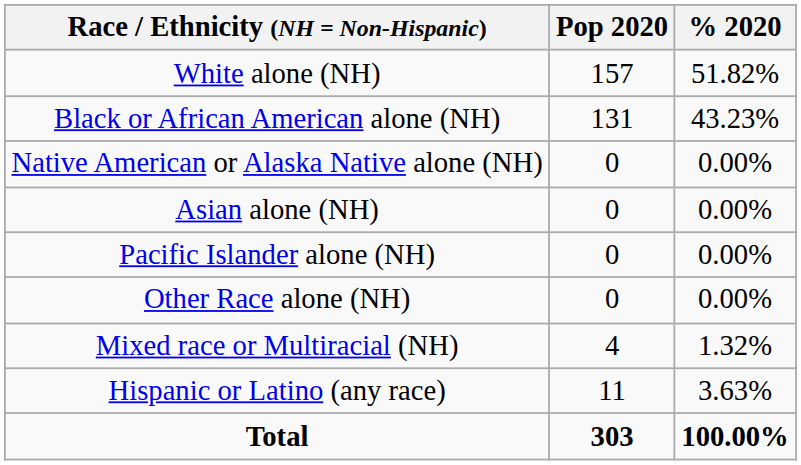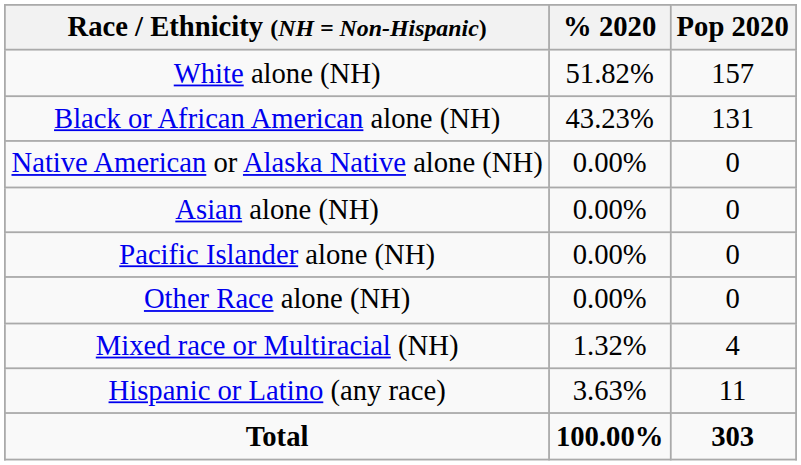columns swapped: (612, 27) <-> (735, 27)
